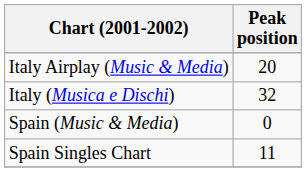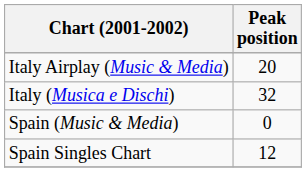(267, 152) 11 -> (267, 152) 12
